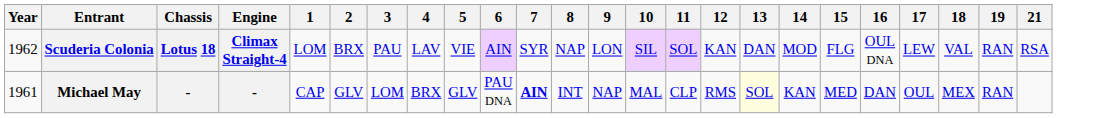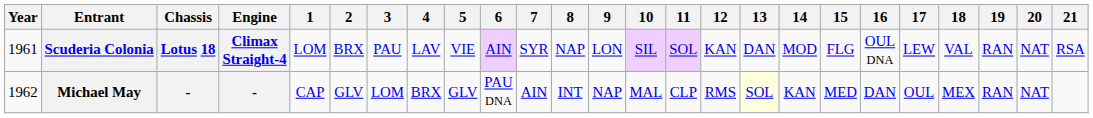+ column: (1035, 17)
(23, 50) 1962 -> (23, 50) 1961
(23, 92) 1961 -> (23, 92) 1962
(534, 92) bold -> (534, 92) normal
